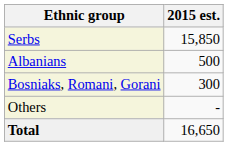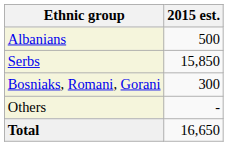rows swapped: (24, 38) <-> (37, 61)
